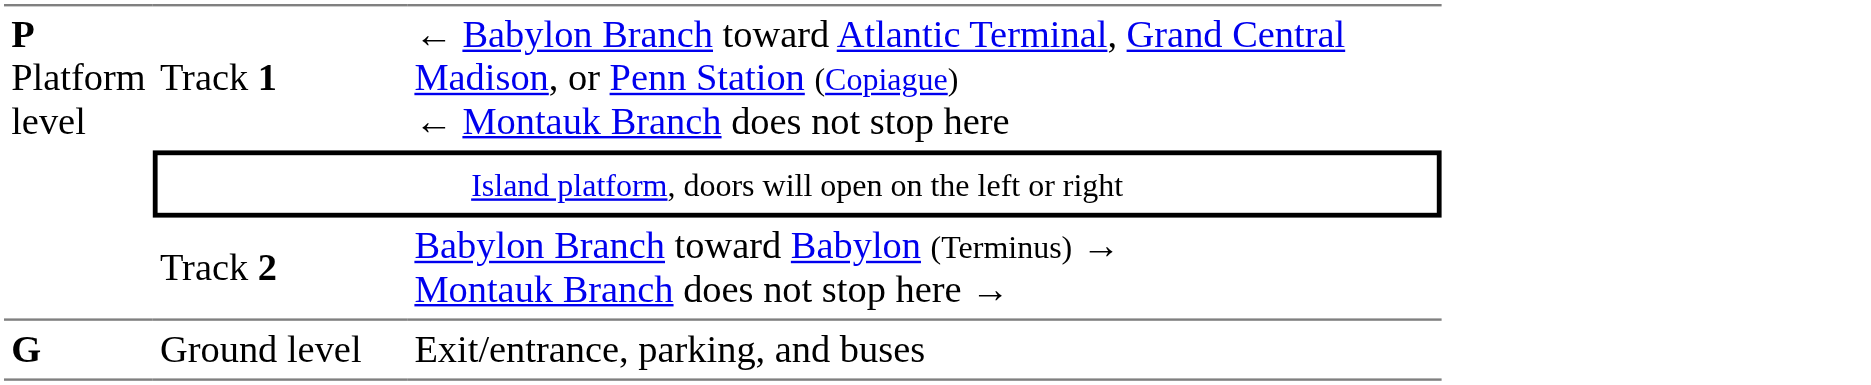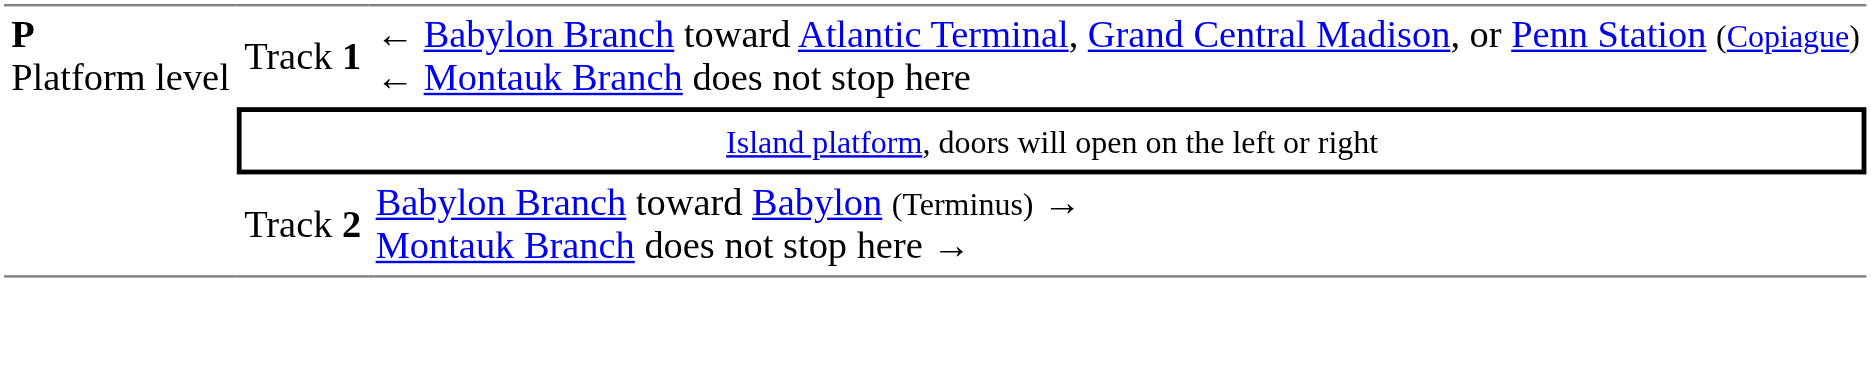- row: (261, 348)
